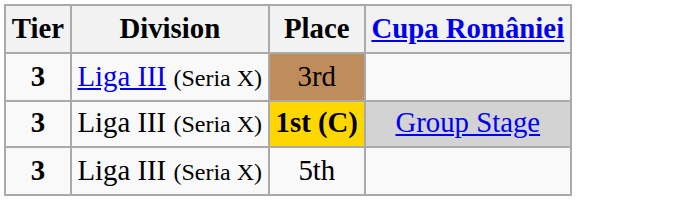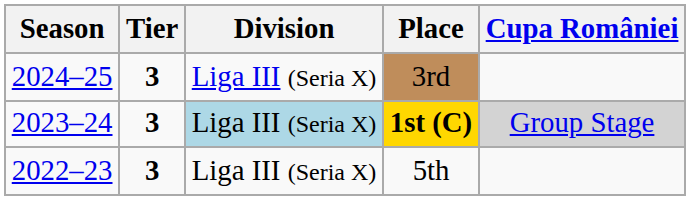+ column: (62, 28)
(170, 123) no background -> (284, 123) lightblue background
